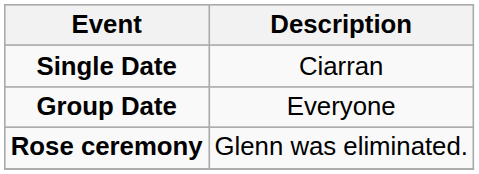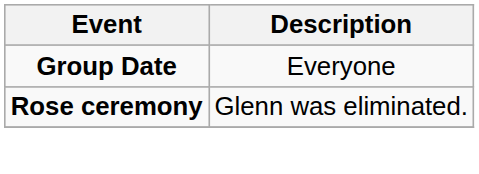- row: (107, 65)
